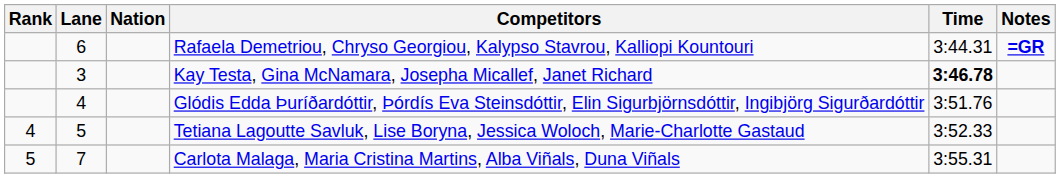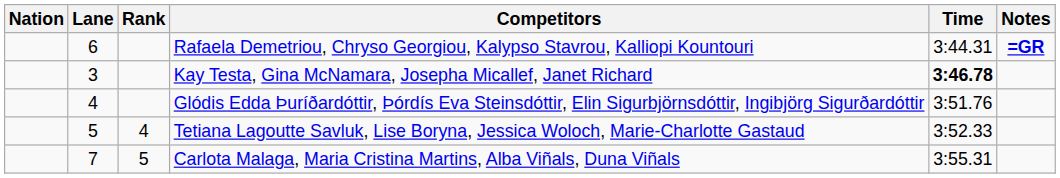columns swapped: (30, 19) <-> (138, 19)
